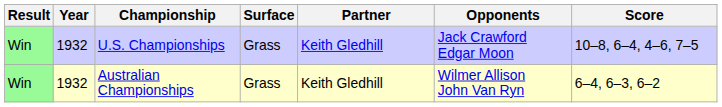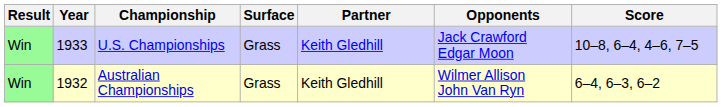(72, 45) 1932 -> (72, 45) 1933
